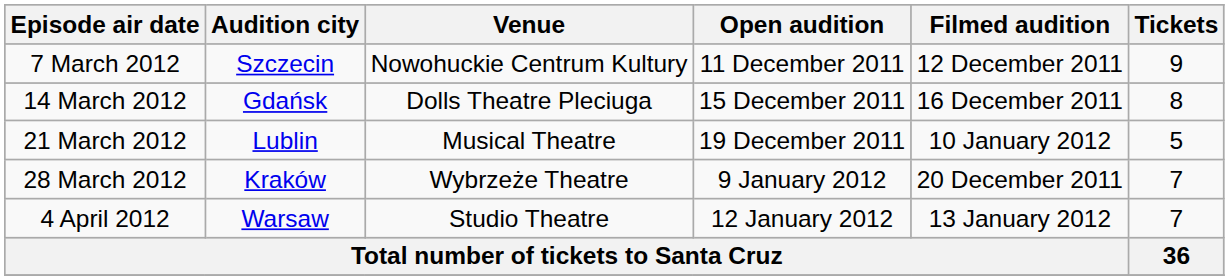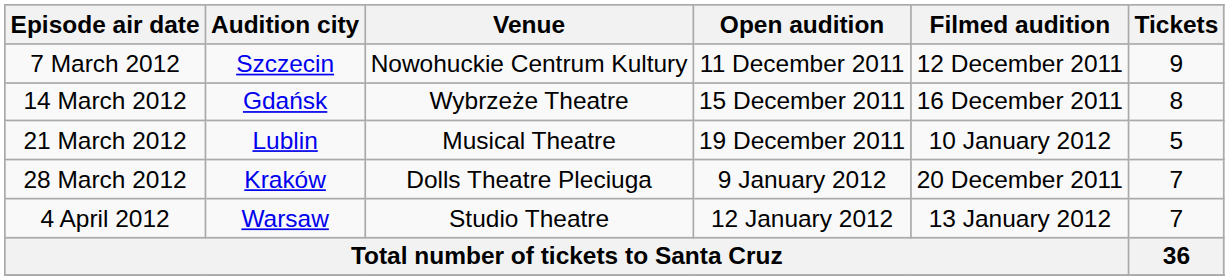(529, 102) Dolls Theatre Pleciuga -> (529, 102) Wybrzeże Theatre
(529, 179) Wybrzeże Theatre -> (529, 179) Dolls Theatre Pleciuga
